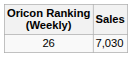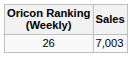(109, 43) 7,030 -> (109, 43) 7,003
